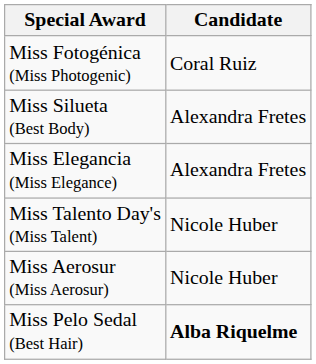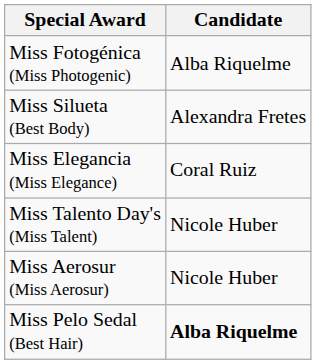(213, 62) Coral Ruiz -> (230, 62) Alba Riquelme
(238, 170) Alexandra Fretes -> (213, 170) Coral Ruiz
